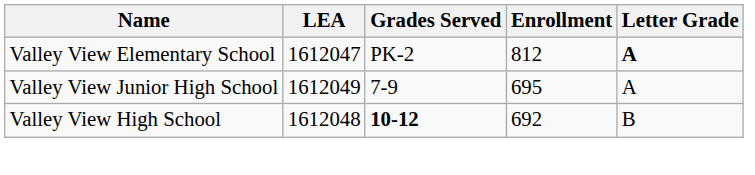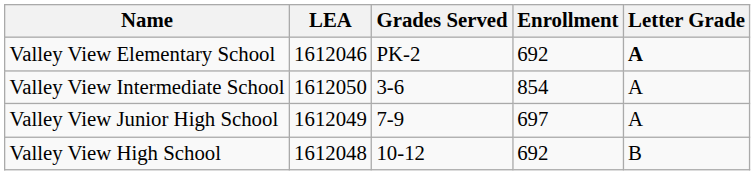(324, 53) 1612047 -> (330, 53) 1612046
(526, 53) 812 -> (533, 53) 692
+ row: (147, 86)
(526, 86) 695 -> (533, 119) 697
(394, 119) bold -> (401, 152) normal
